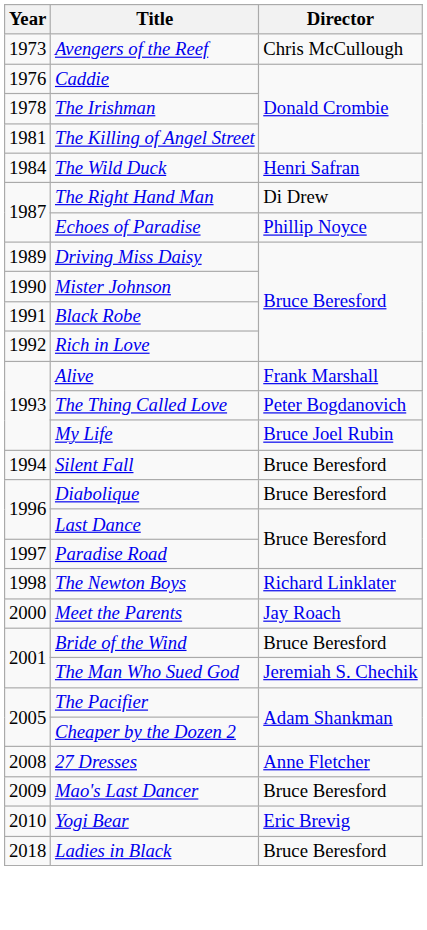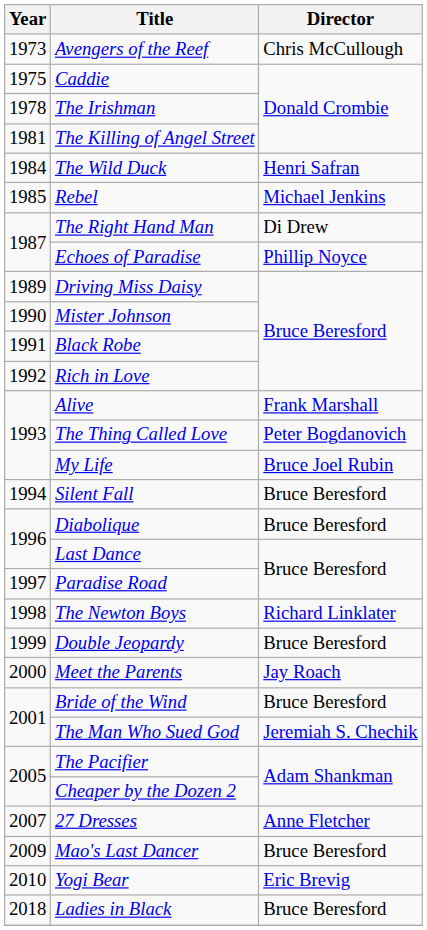(28, 78) 1976 -> (28, 78) 1975
+ row: (76, 197)
+ row: (119, 642)
(28, 761) 2008 -> (28, 820) 2007
